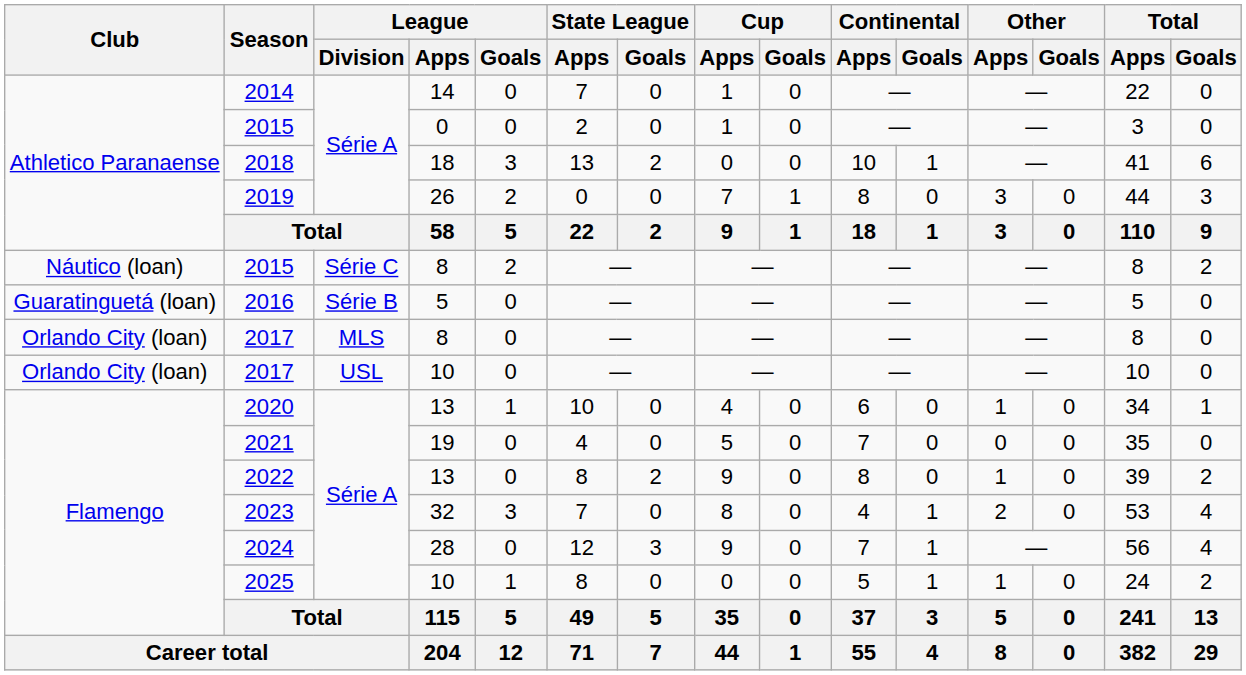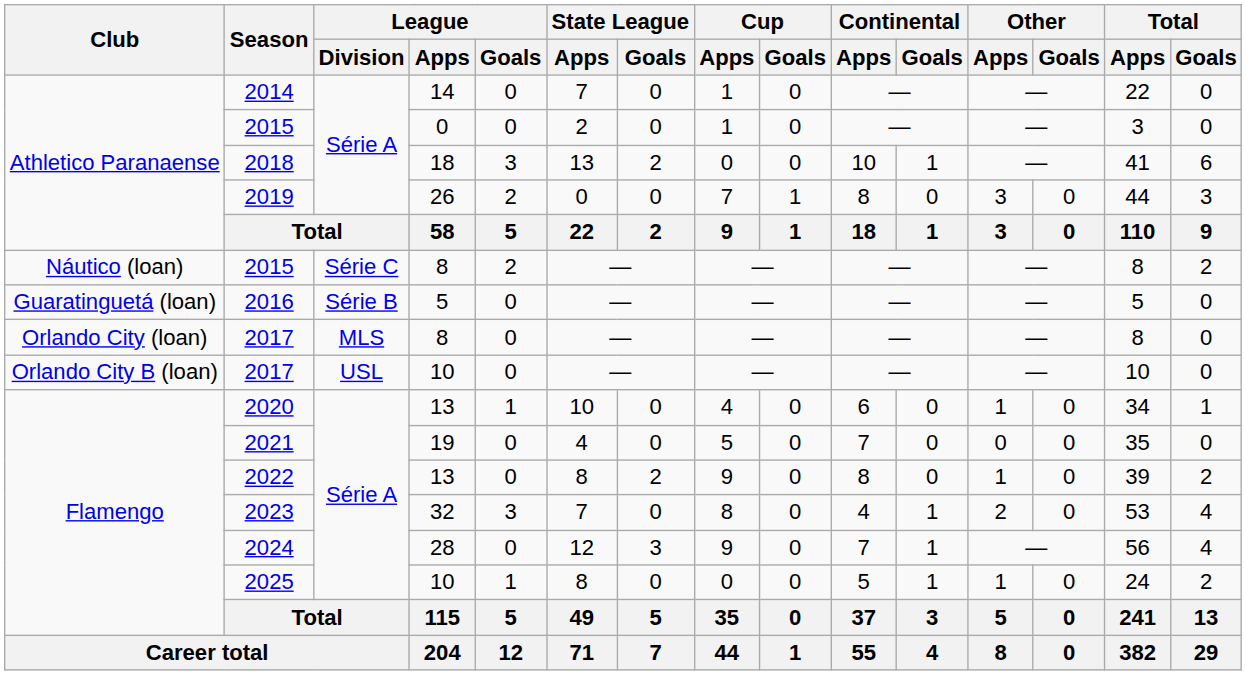(115, 372) Orlando City (loan) -> (115, 372) Orlando City B (loan)
